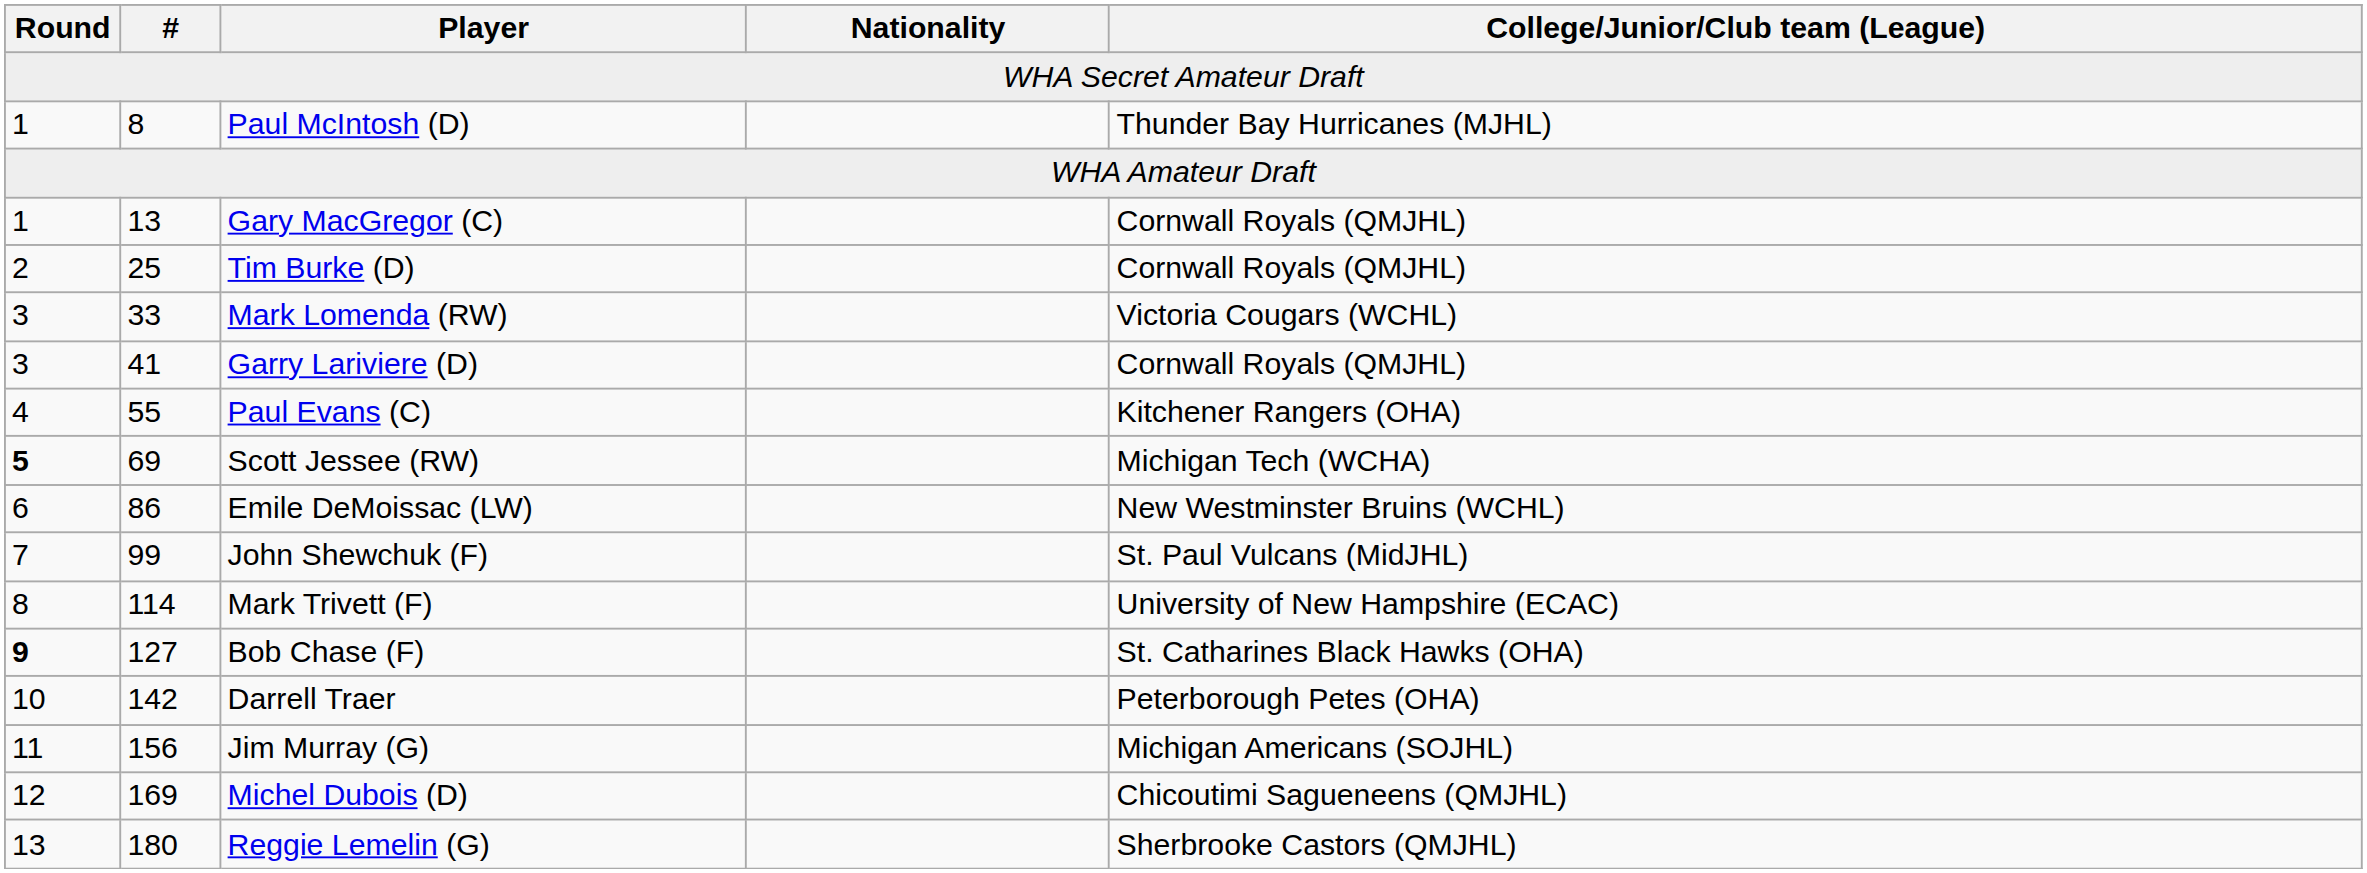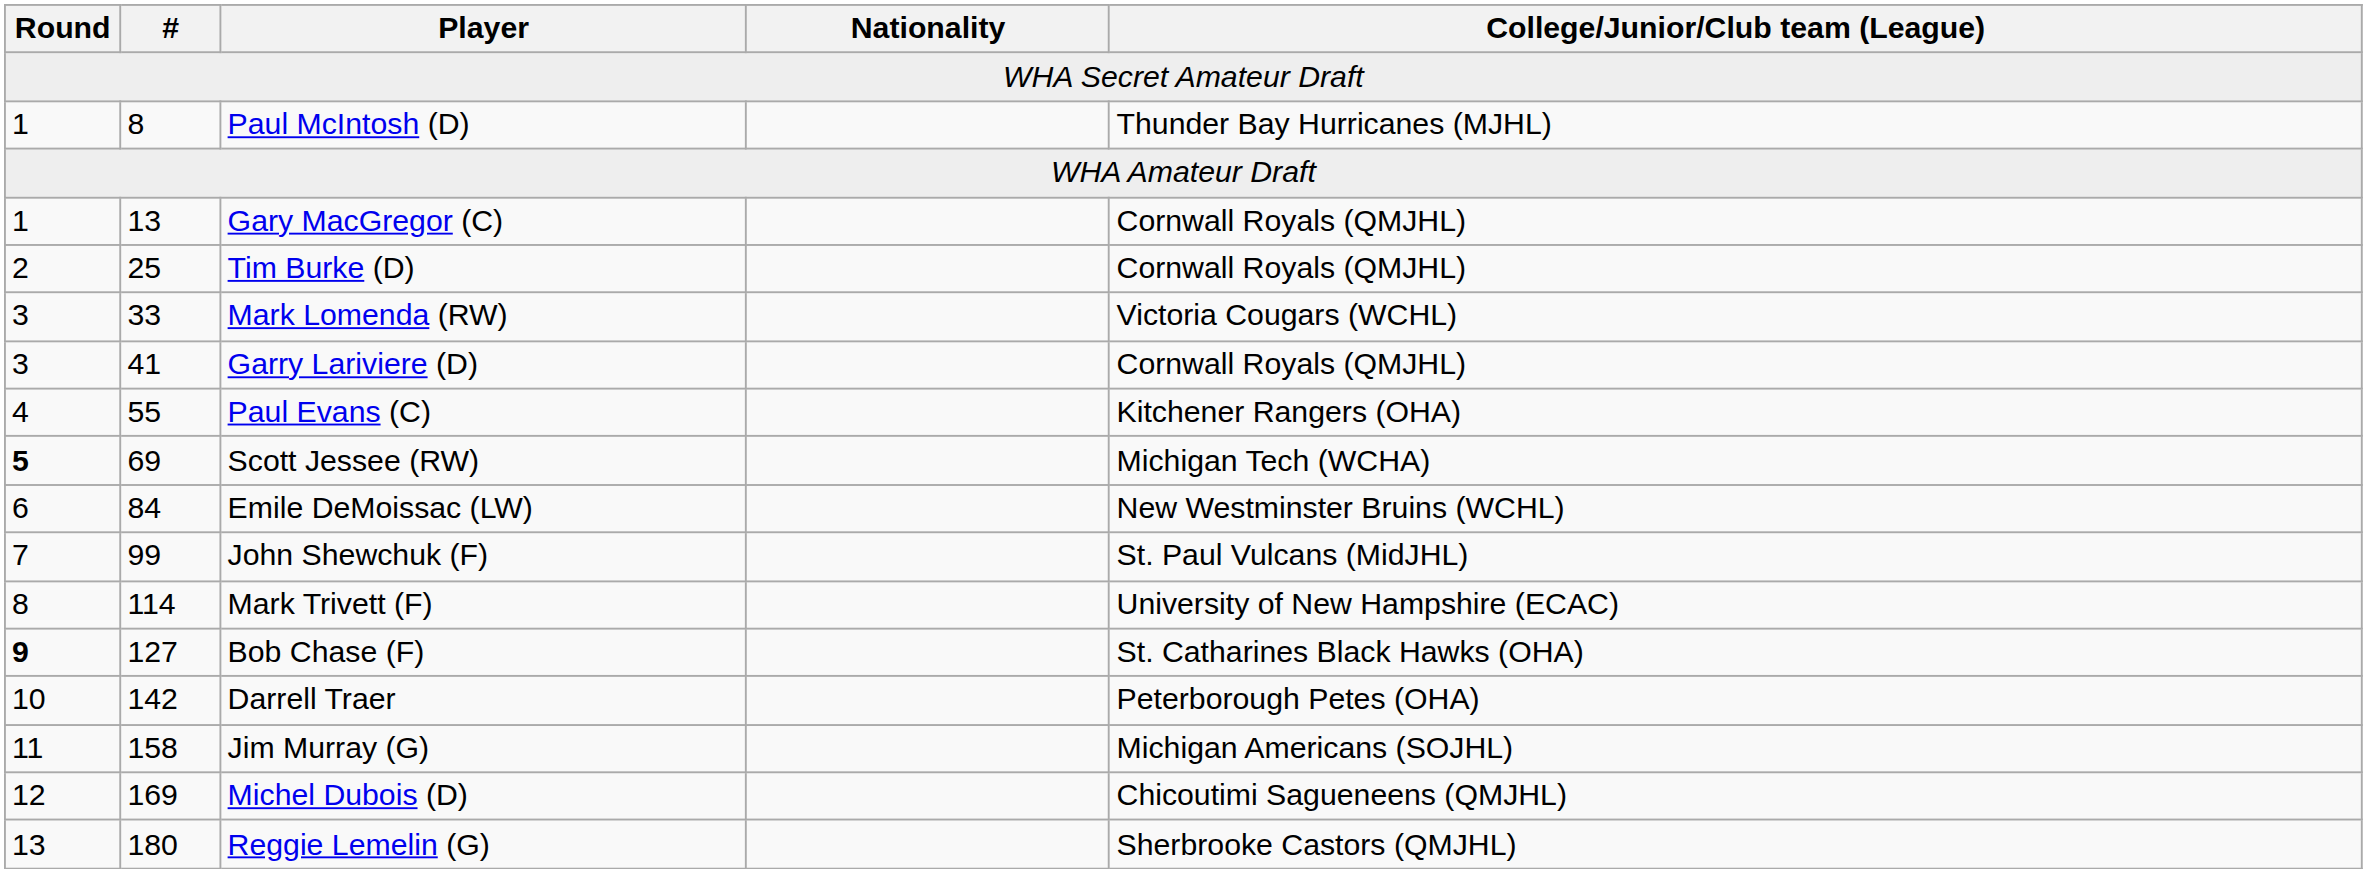(144, 508) 86 -> (144, 508) 84
(153, 747) 156 -> (153, 747) 158
